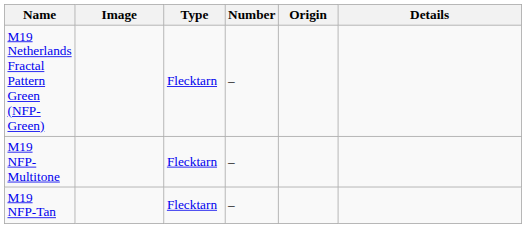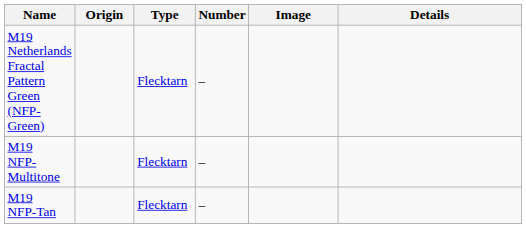columns swapped: (308, 15) <-> (119, 15)
